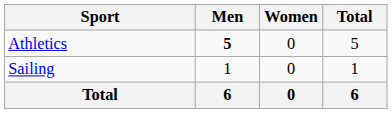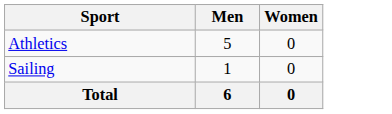- column: (355, 17)
(227, 43) bold -> (227, 43) normal
